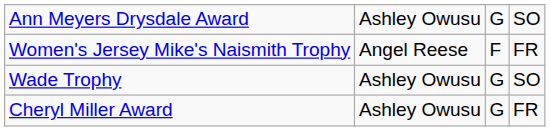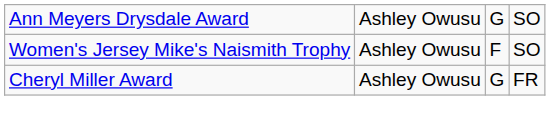(414, 49) Angel Reese -> (420, 49) Ashley Owusu
(526, 49) FR -> (527, 49) SO
- row: (65, 79)
